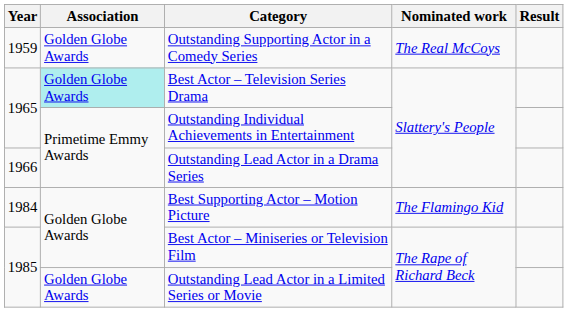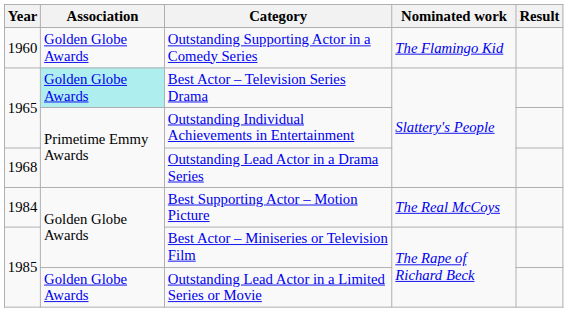(23, 47) 1959 -> (23, 47) 1960
(448, 47) The Real McCoys -> (449, 47) The Flamingo Kid
(23, 167) 1966 -> (23, 167) 1968
(449, 207) The Flamingo Kid -> (448, 207) The Real McCoys
